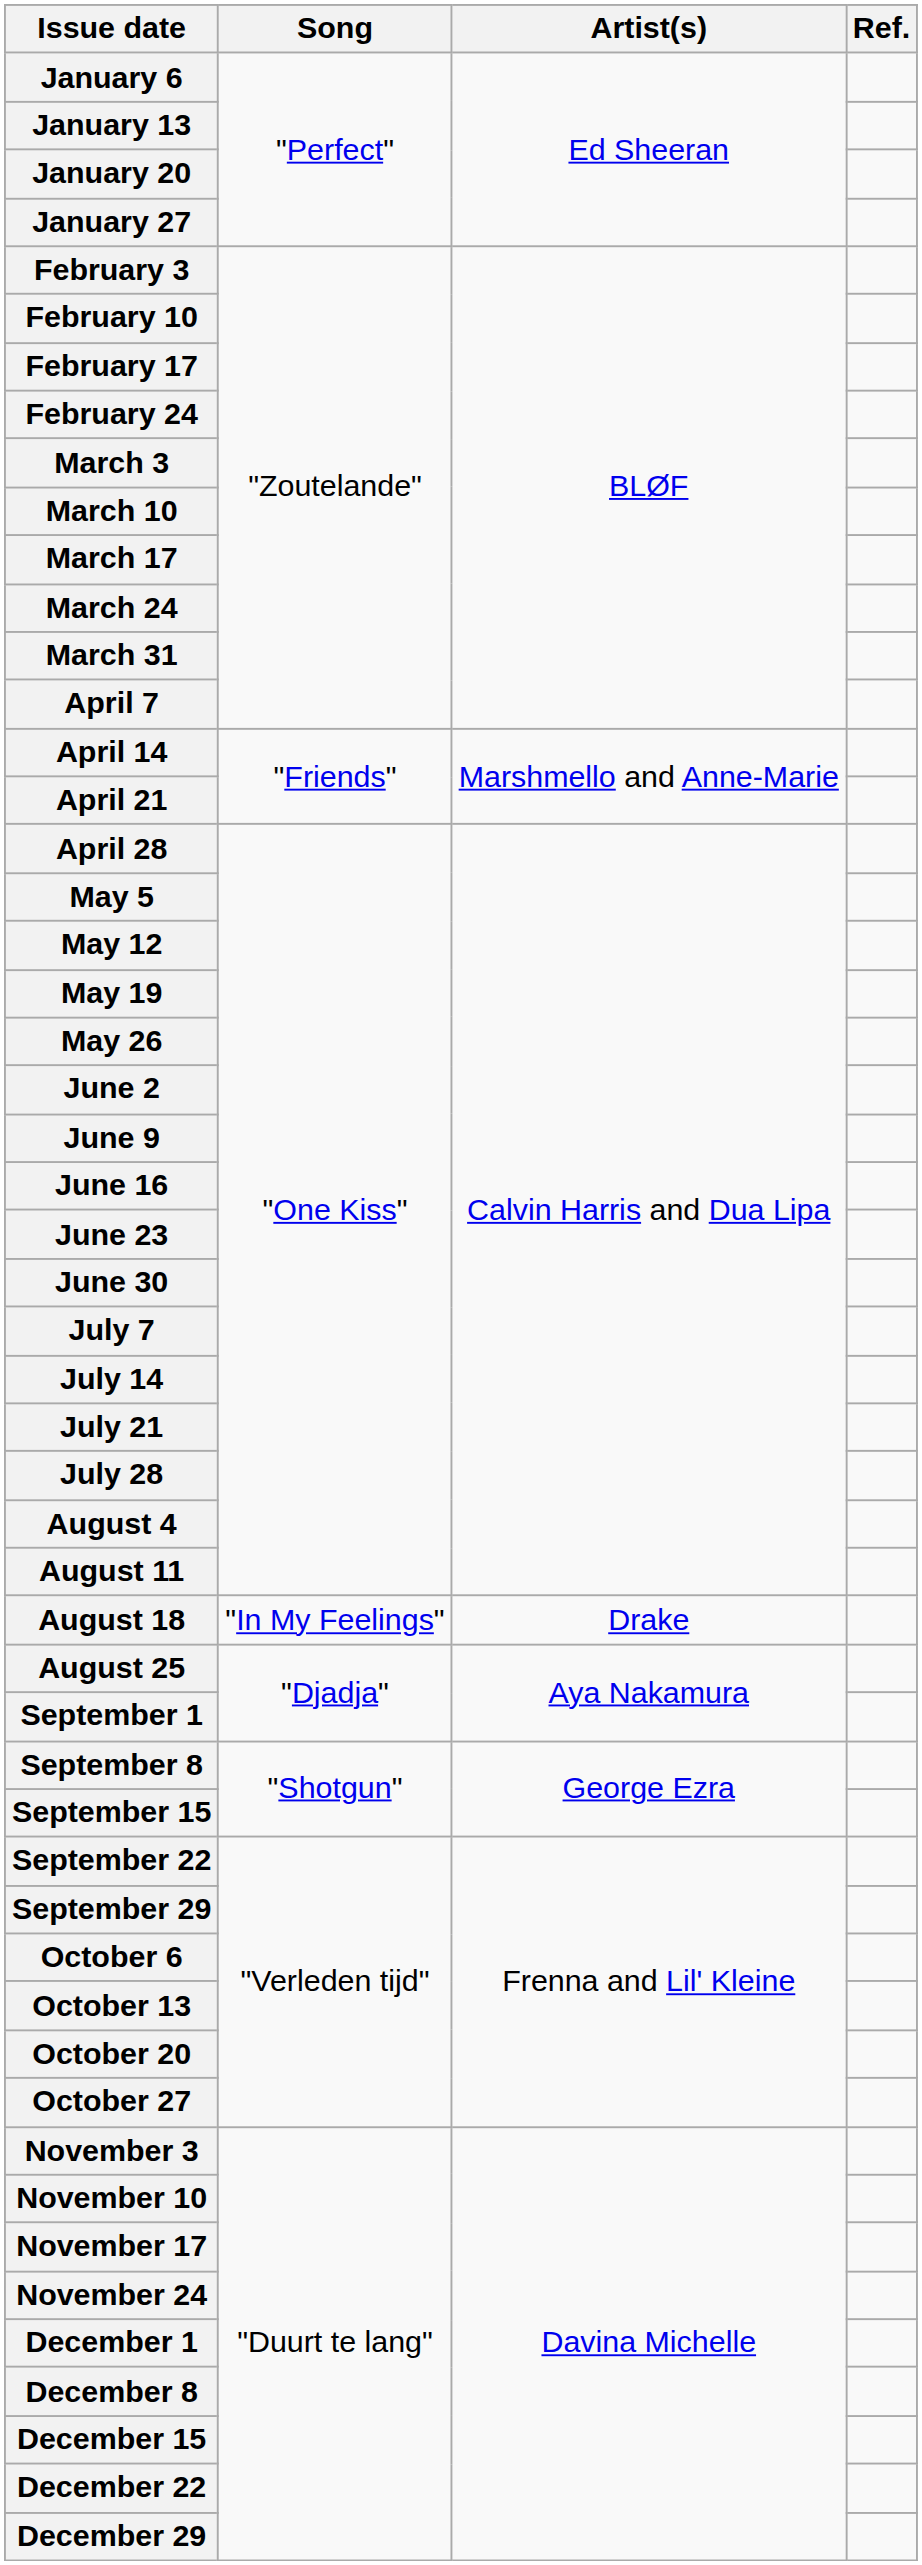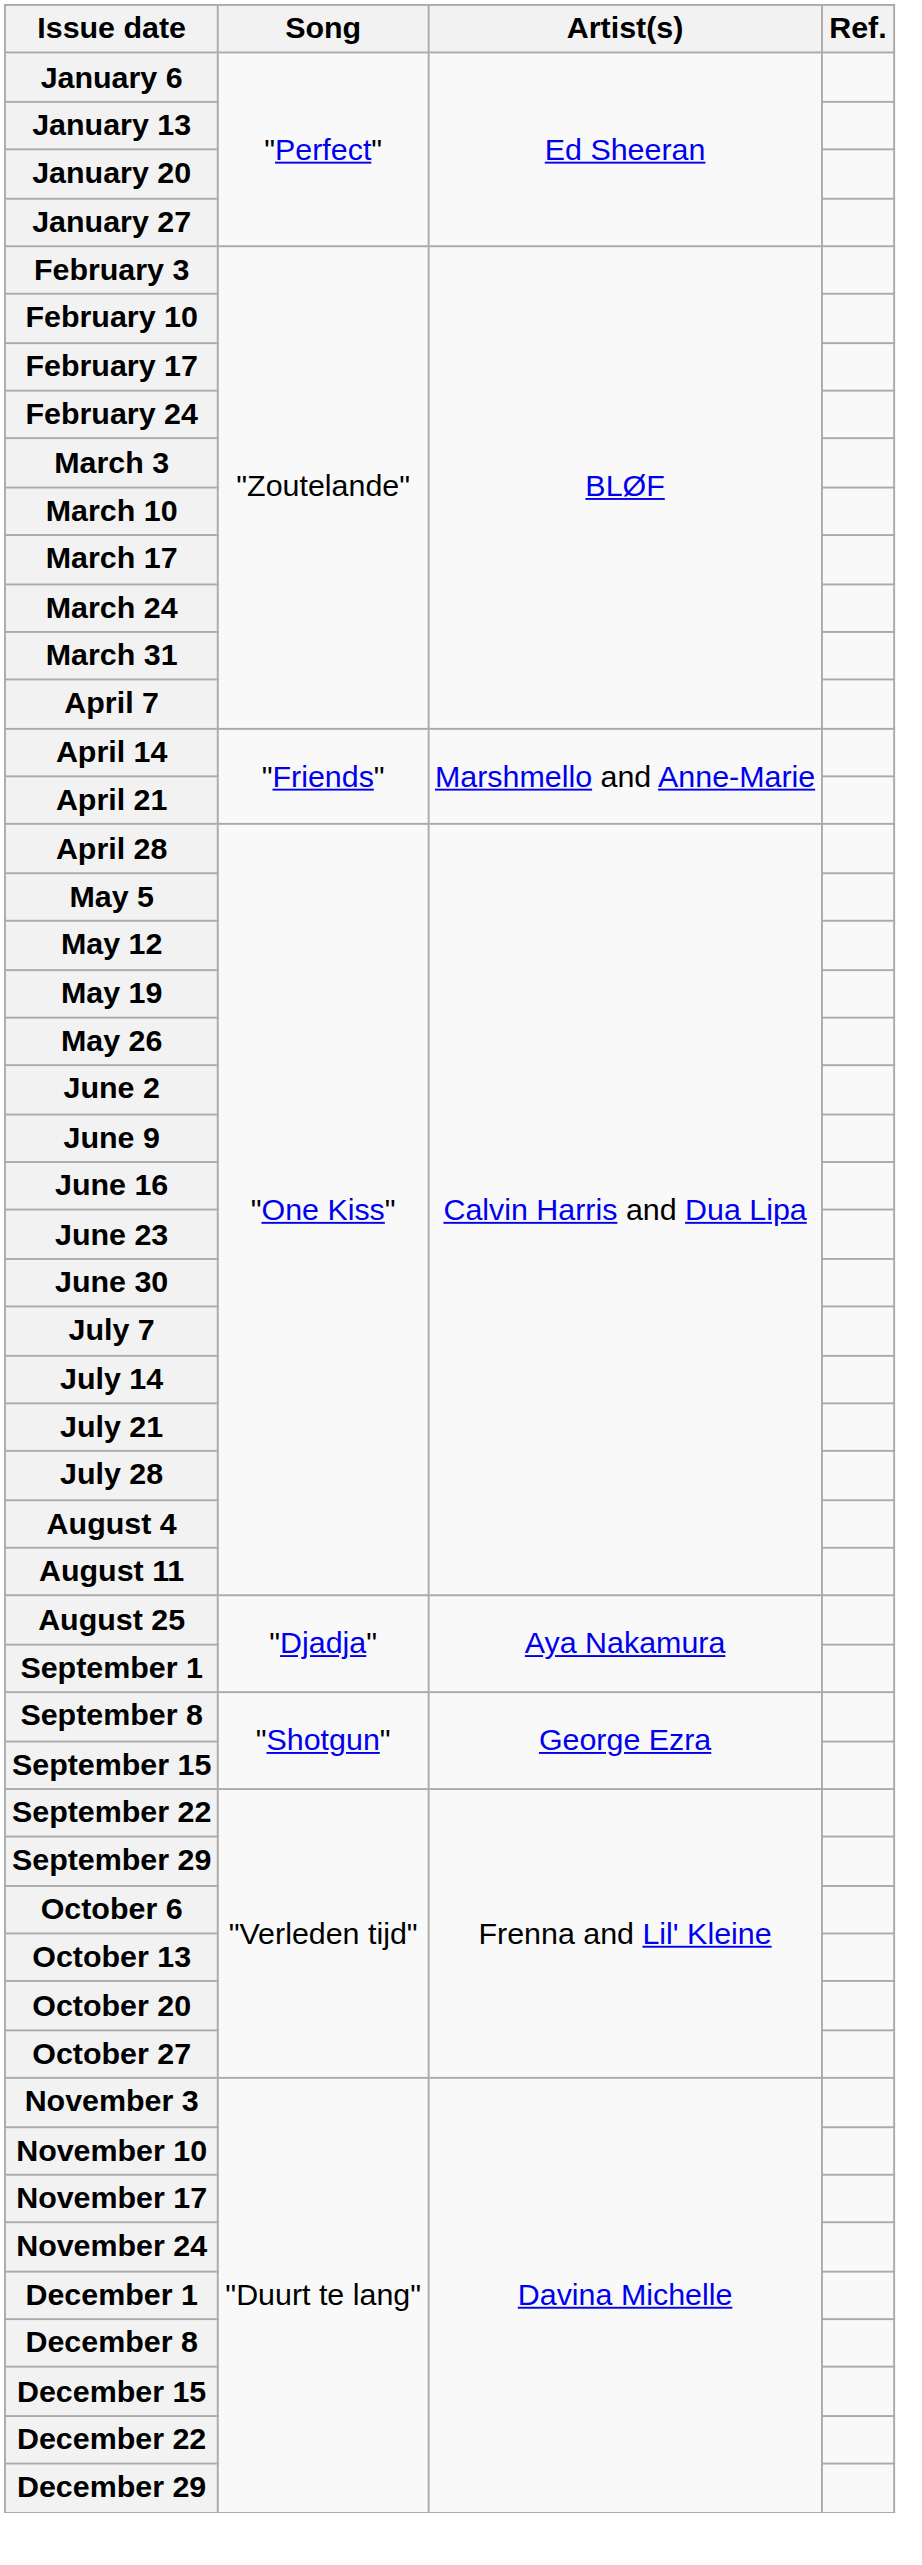- row: (112, 1619)
